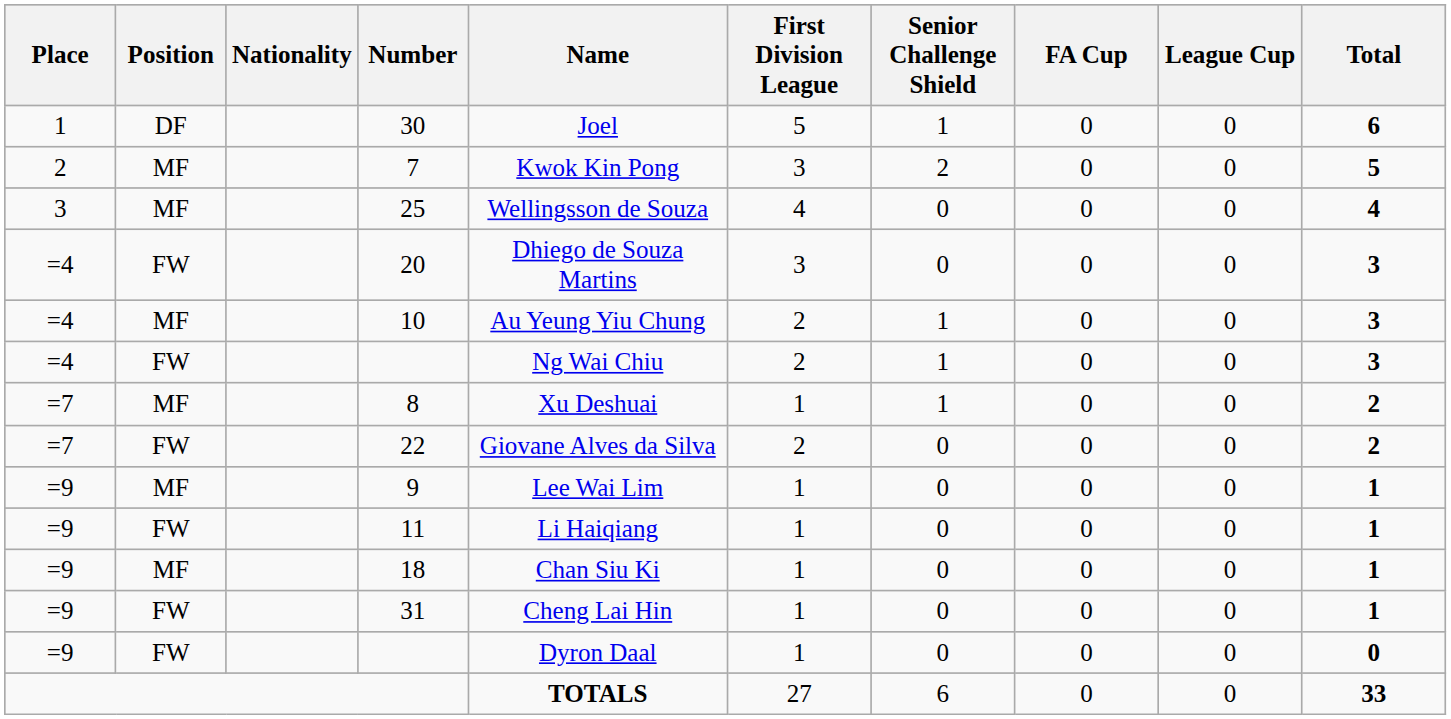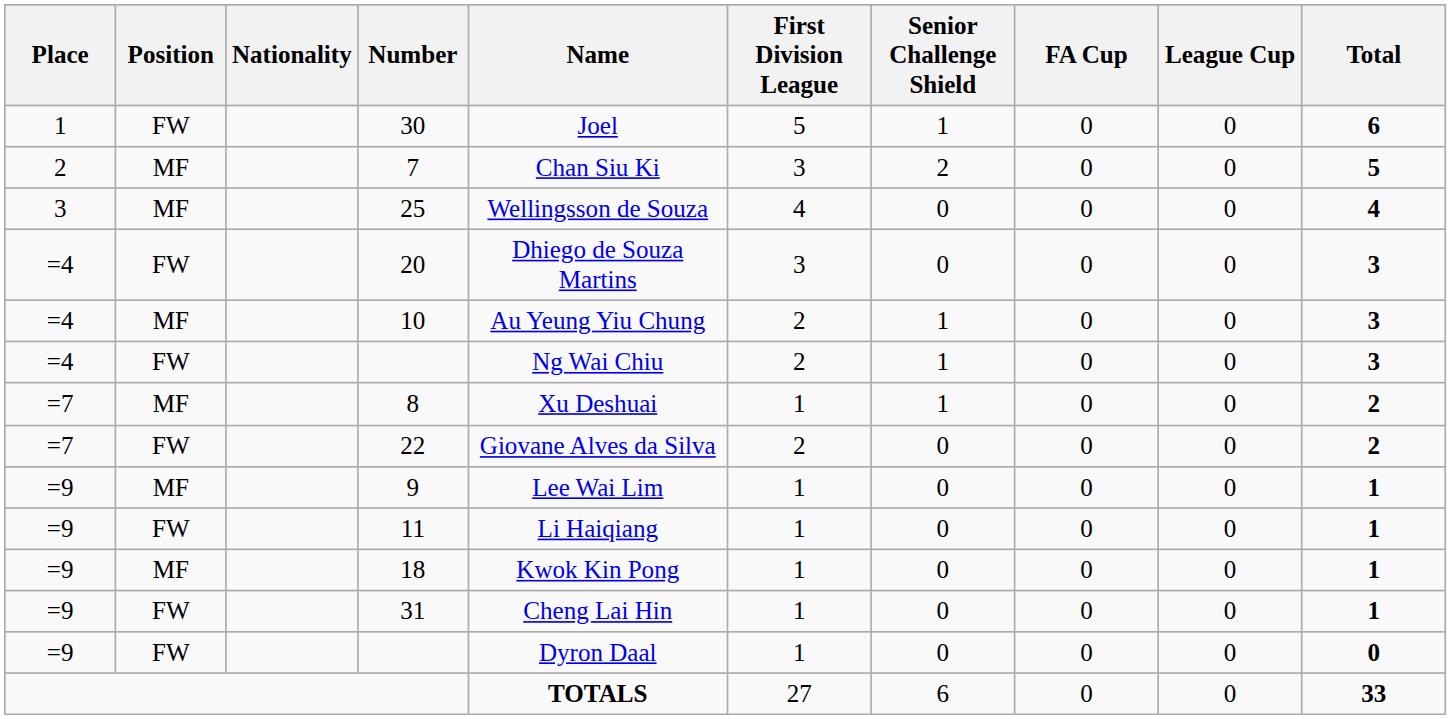(171, 126) DF -> (171, 126) FW
(598, 167) Kwok Kin Pong -> (598, 167) Chan Siu Ki
(598, 569) Chan Siu Ki -> (598, 569) Kwok Kin Pong
